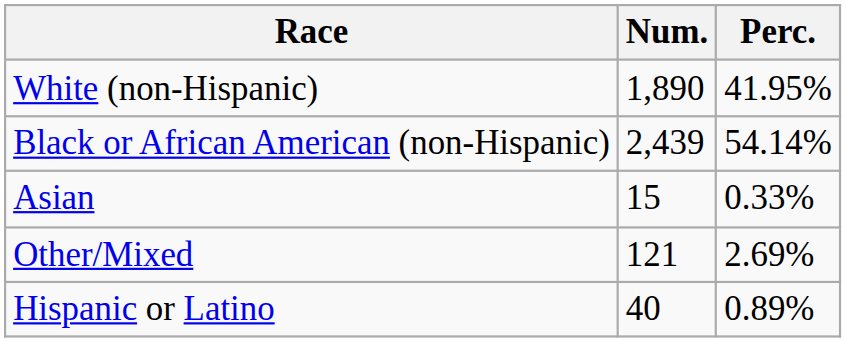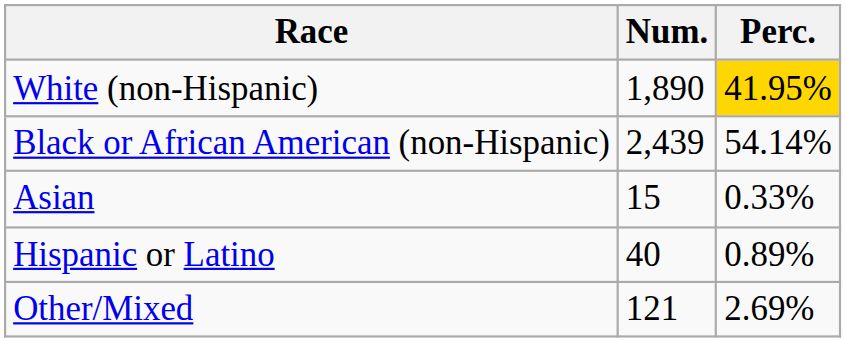(778, 87) no background -> (778, 87) gold background
rows swapped: (103, 253) <-> (144, 308)
